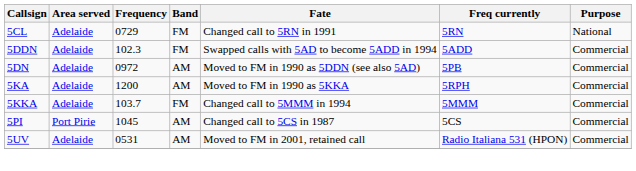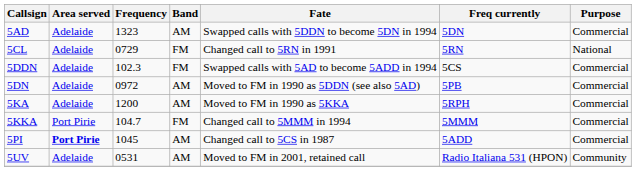+ row: (18, 31)
(457, 49) 5ADD -> (452, 67) 5CS
(72, 103) Adelaide -> (74, 121) Port Pirie
(128, 103) 103.7 -> (128, 121) 104.7
(74, 121) normal -> (76, 139) bold
(452, 121) 5CS -> (457, 139) 5ADD
(601, 139) Commercial -> (600, 157) Community
